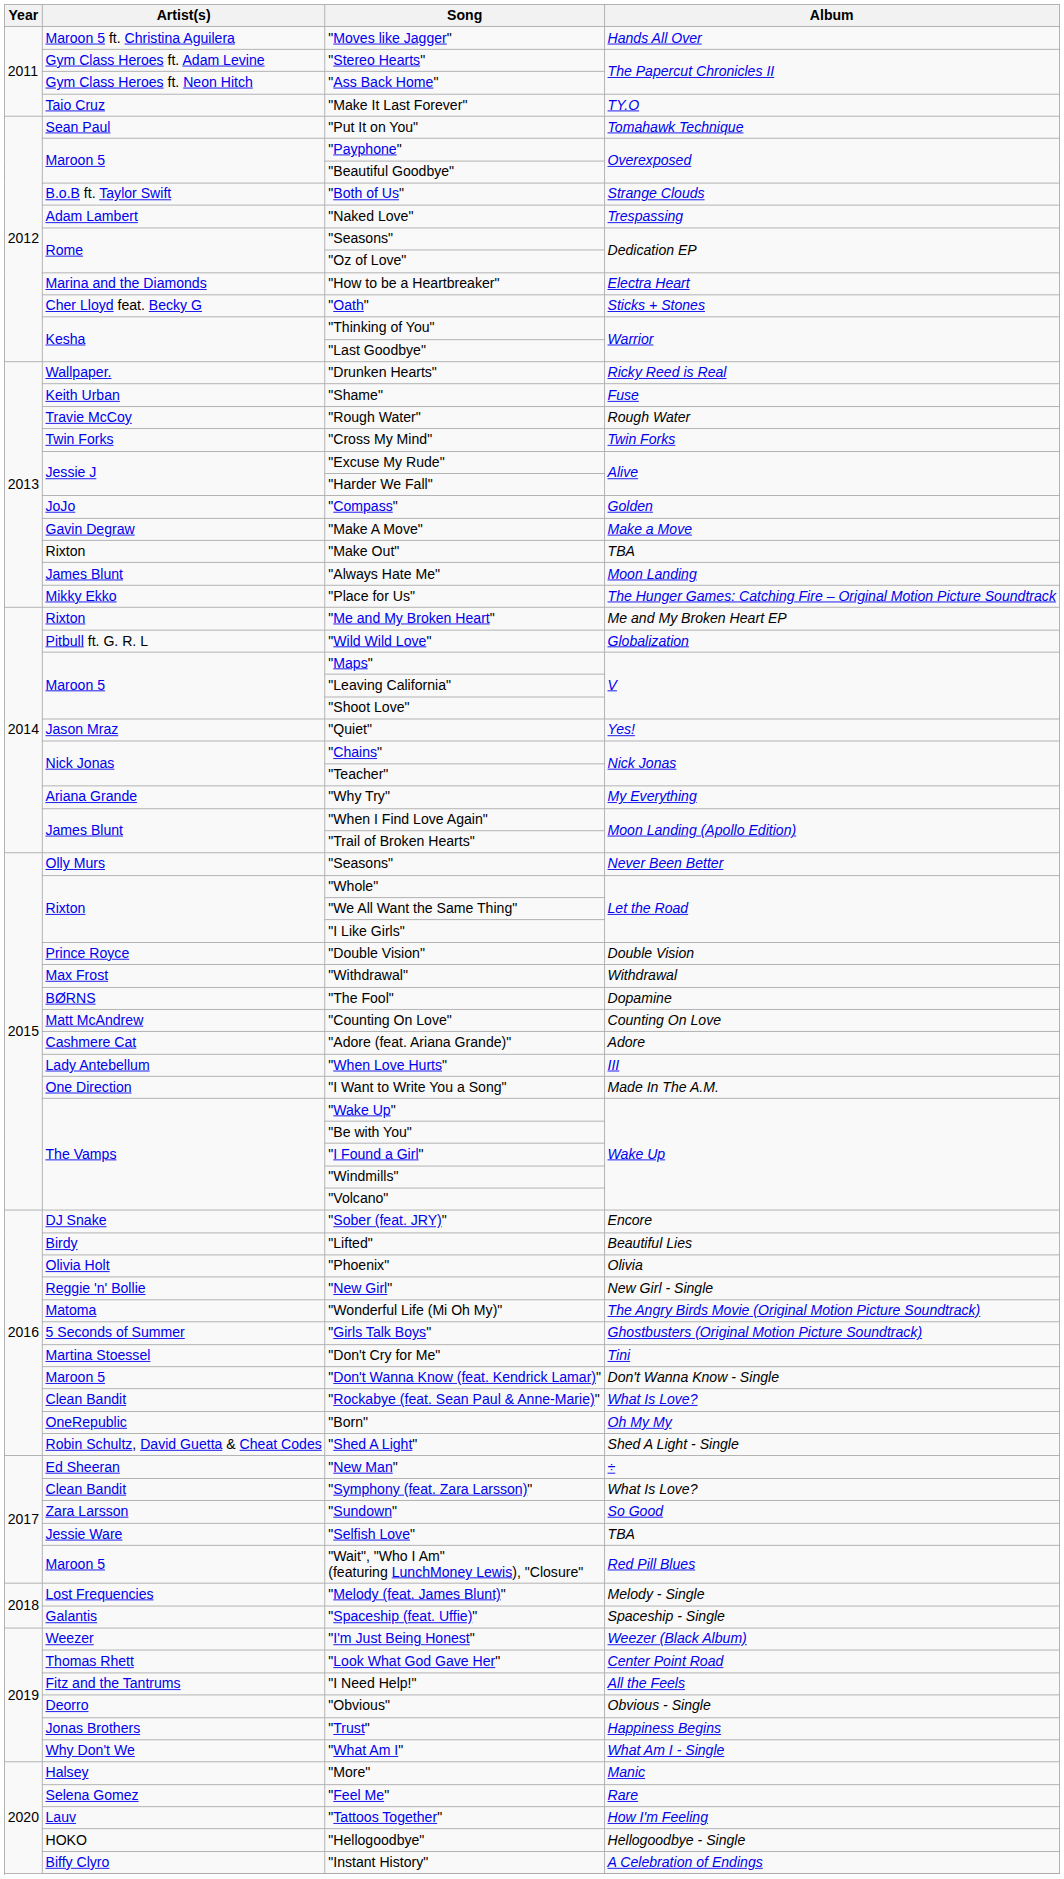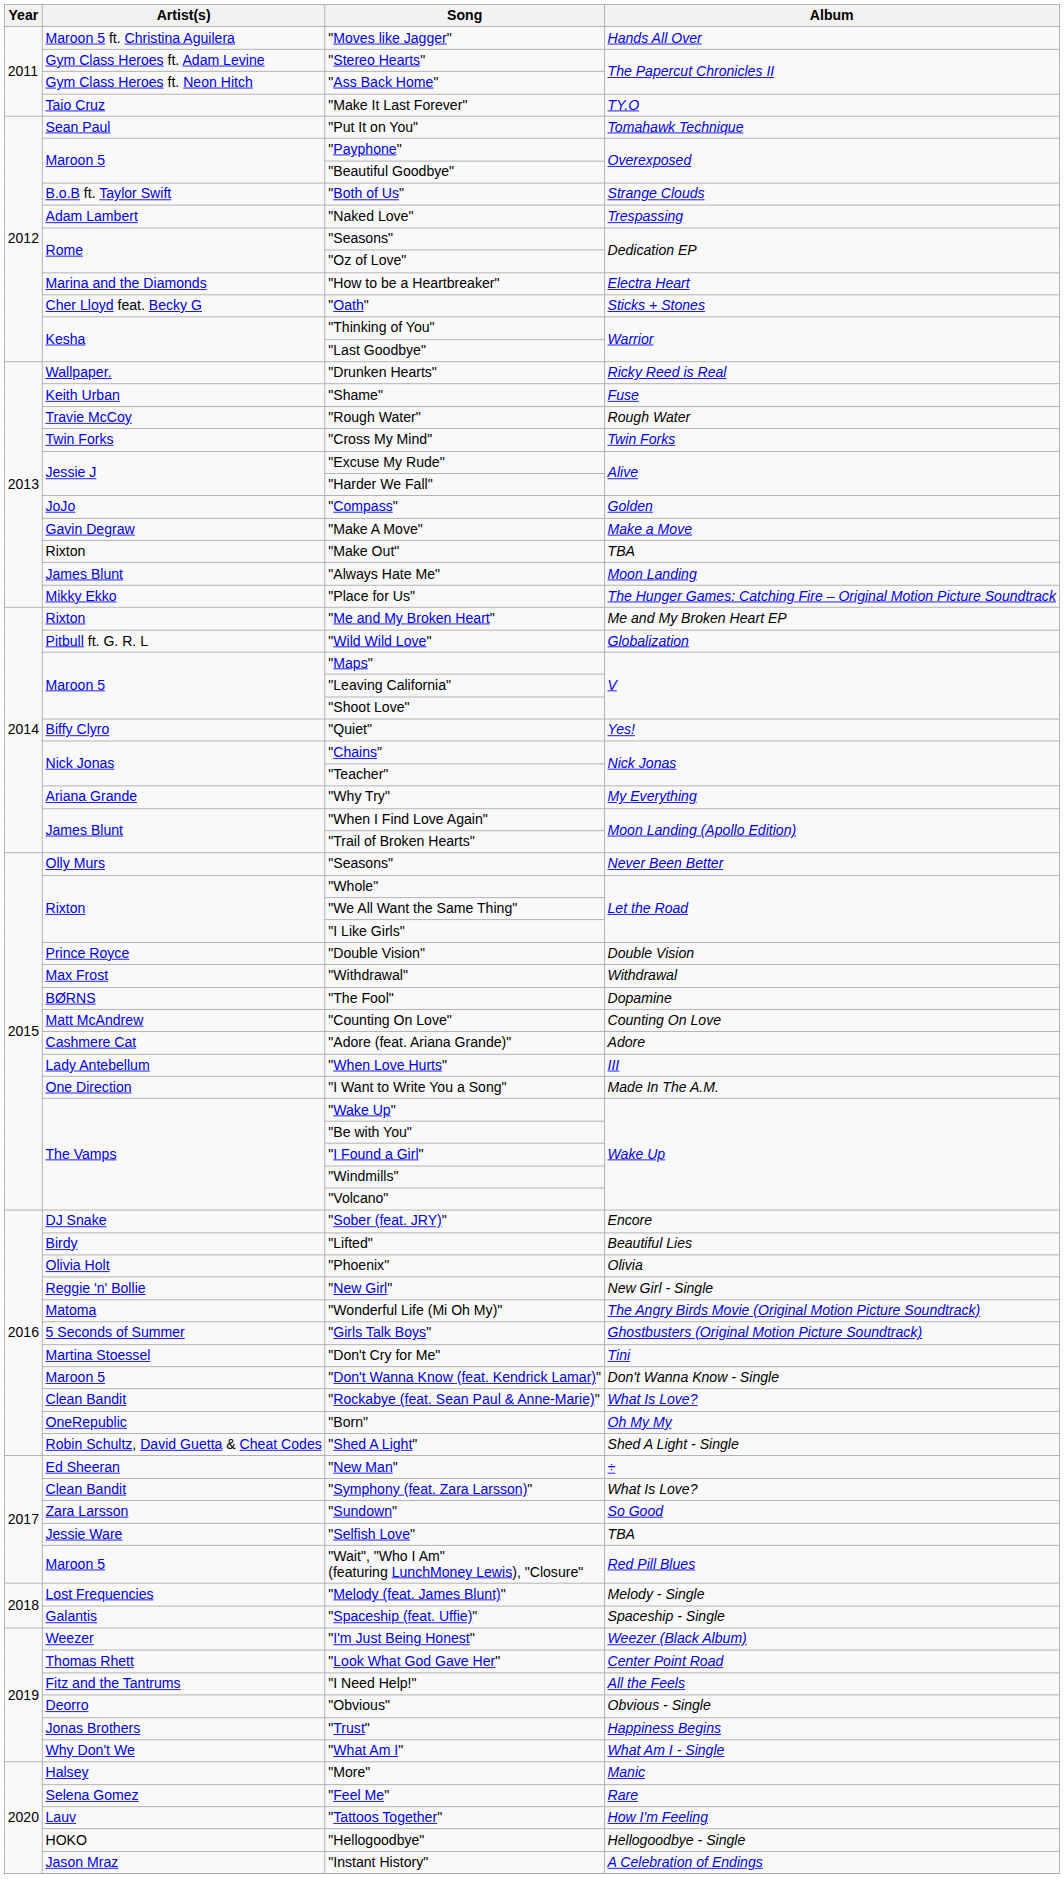(82, 730) Jason Mraz -> (77, 730) Biffy Clyro
(77, 1862) Biffy Clyro -> (82, 1862) Jason Mraz
